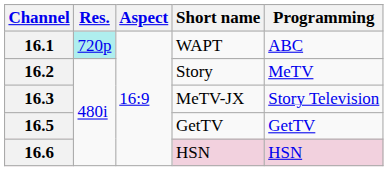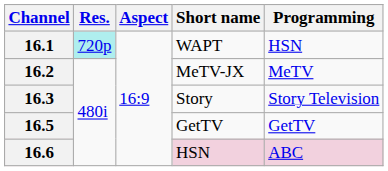(286, 44) ABC -> (285, 44) HSN
(194, 71) Story -> (210, 71) MeTV-JX
(210, 98) MeTV-JX -> (194, 98) Story
(285, 152) HSN -> (286, 152) ABC
